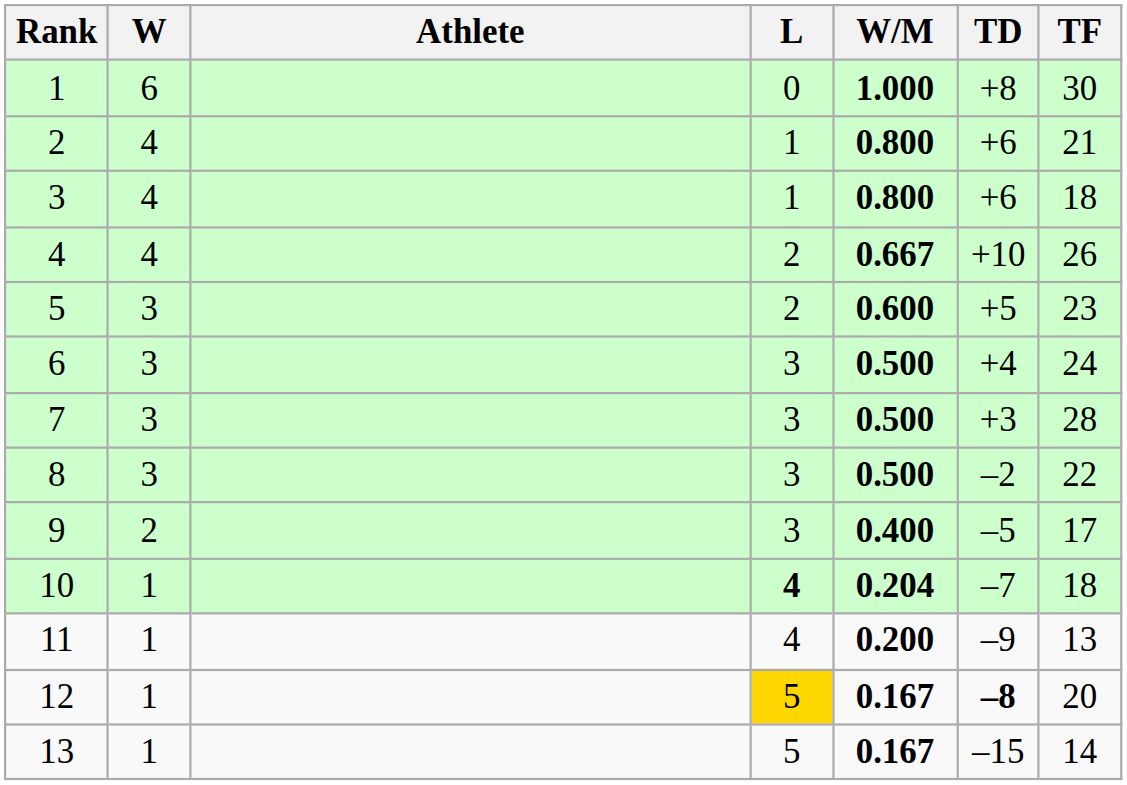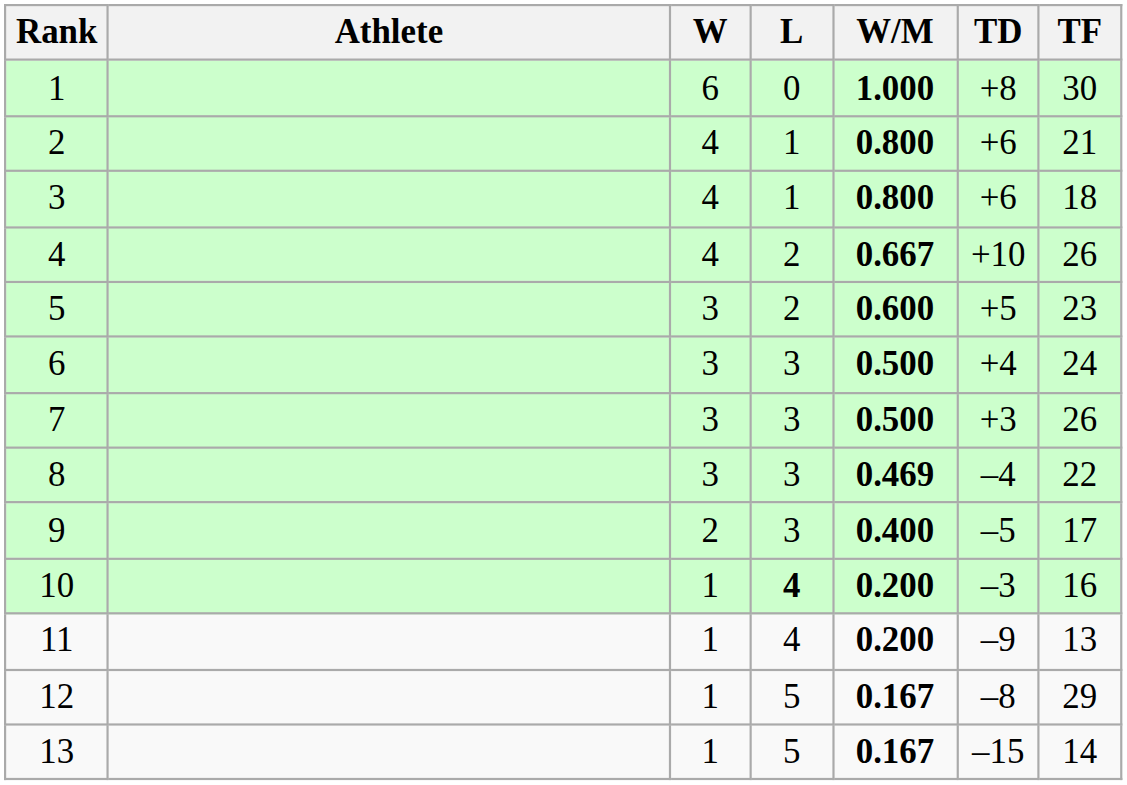columns swapped: (470, 32) <-> (149, 32)
(1080, 419) 28 -> (1080, 419) 26
(895, 474) 0.500 -> (895, 474) 0.469
(998, 474) –2 -> (998, 474) –4
(895, 585) 0.204 -> (895, 585) 0.200
(998, 585) –7 -> (998, 585) –3
(1080, 585) 18 -> (1080, 585) 16
(792, 695) gold background -> (792, 695) no background
(998, 695) bold -> (998, 695) normal
(1080, 695) 20 -> (1080, 695) 29
